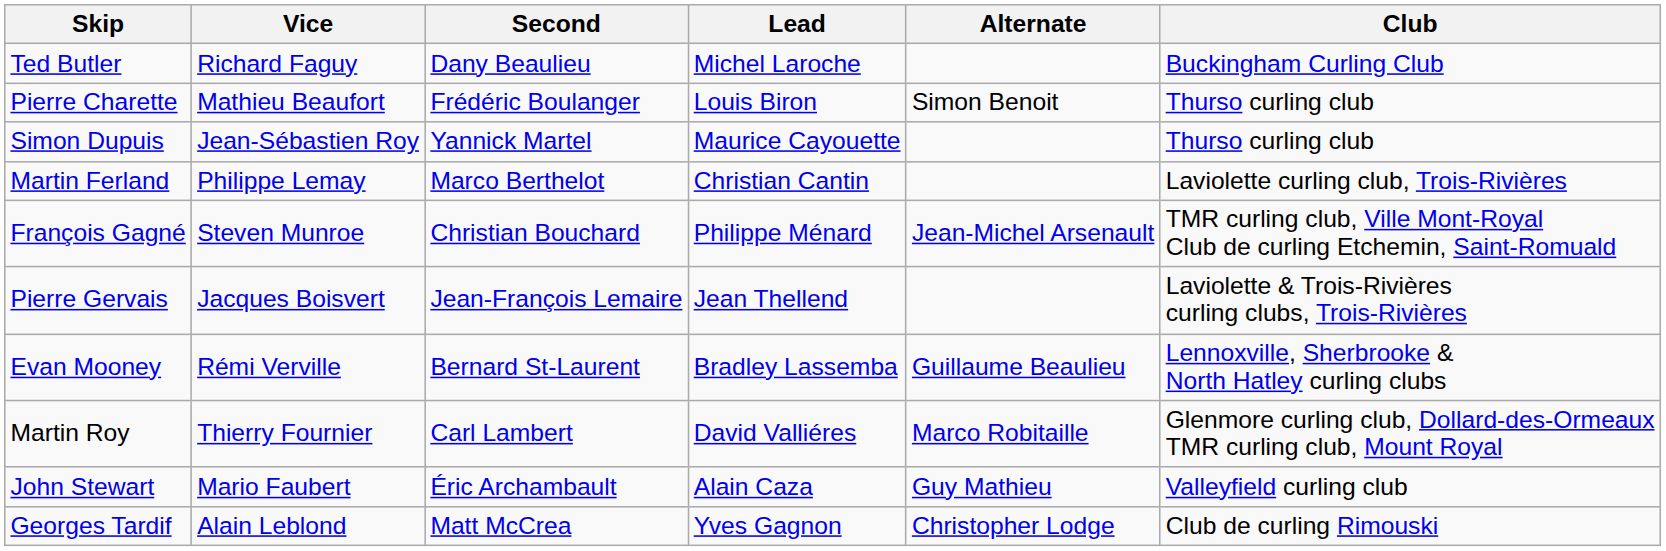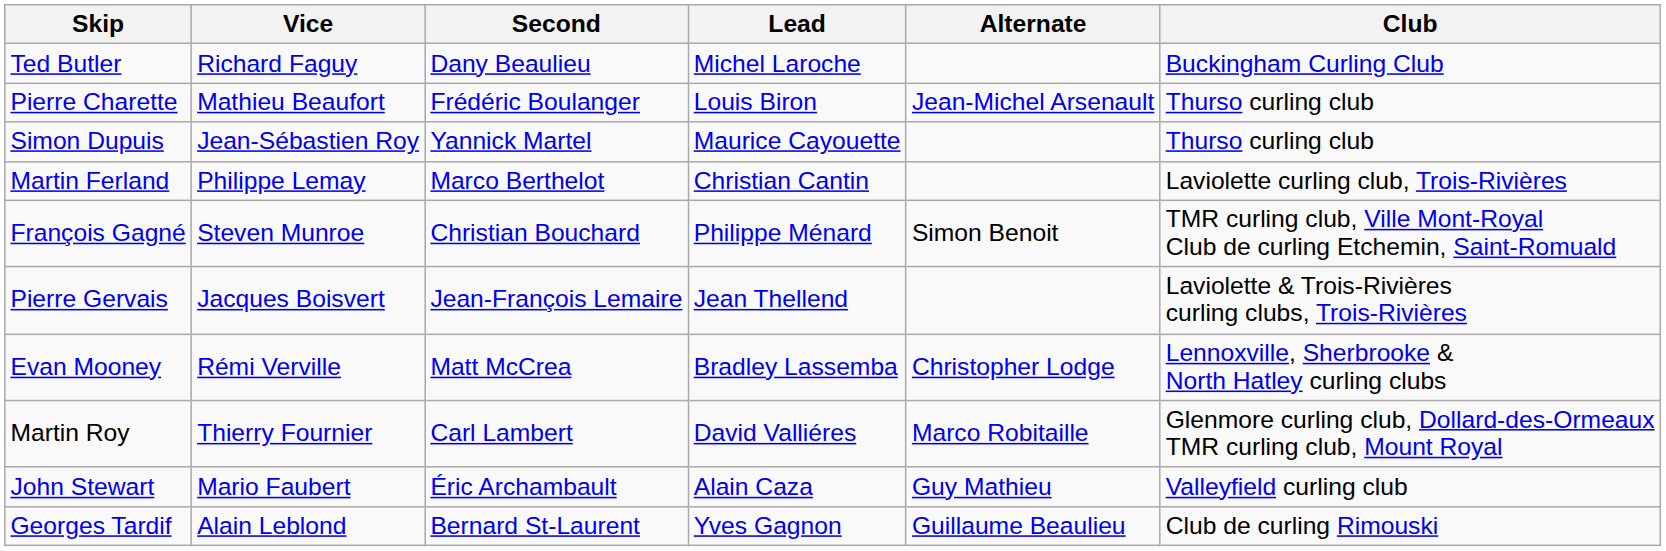(985, 102) Simon Benoit -> (1033, 102) Jean-Michel Arsenault
(1033, 233) Jean-Michel Arsenault -> (985, 233) Simon Benoit
(535, 366) Bernard St-Laurent -> (501, 366) Matt McCrea
(1019, 366) Guillaume Beaulieu -> (1013, 366) Christopher Lodge
(501, 525) Matt McCrea -> (535, 525) Bernard St-Laurent
(1013, 525) Christopher Lodge -> (1019, 525) Guillaume Beaulieu
